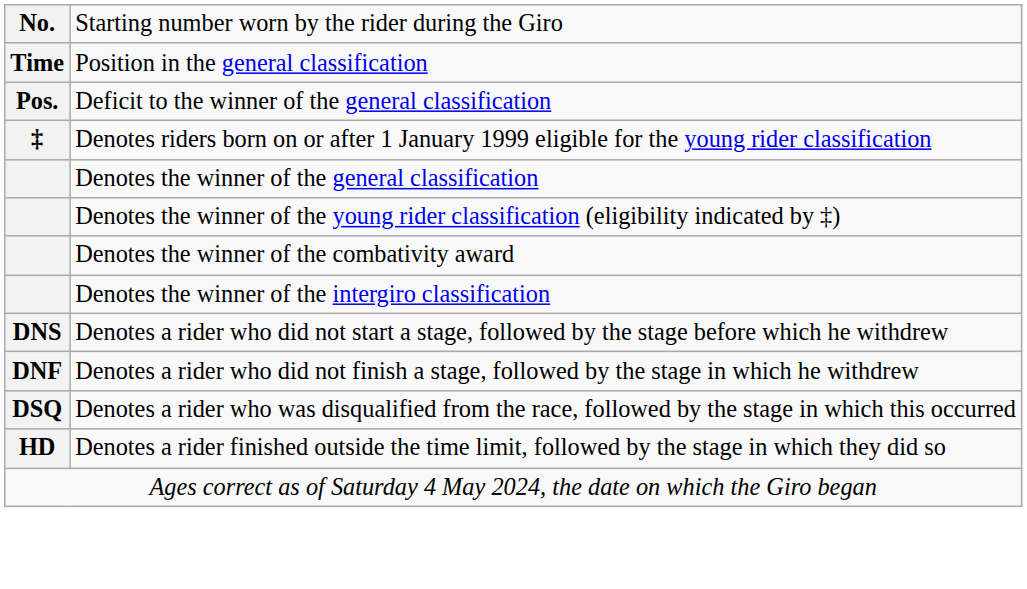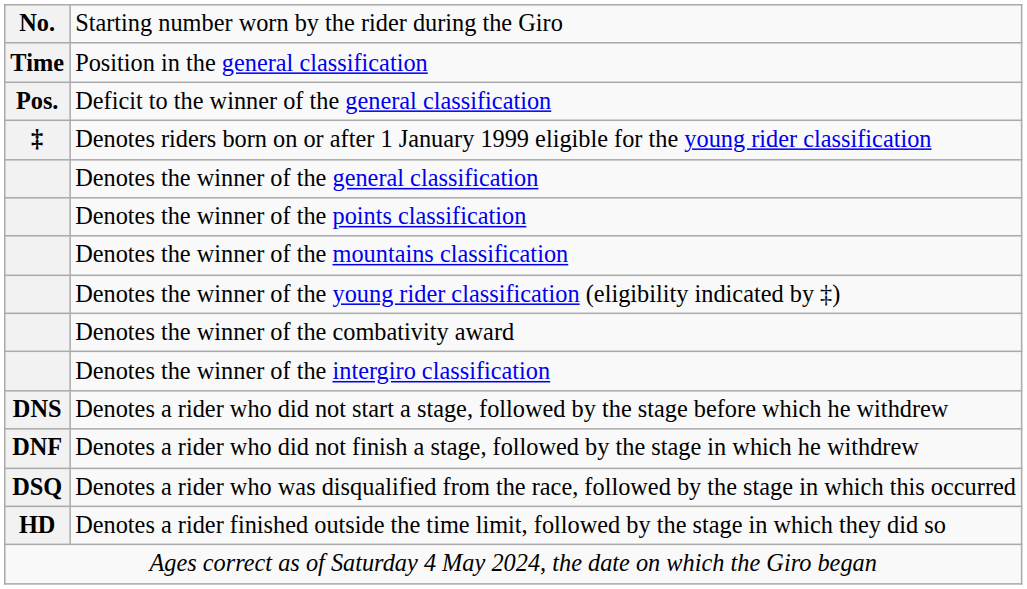+ row: (301, 216)
+ row: (322, 255)
